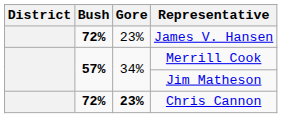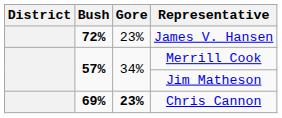(94, 102) 72% -> (94, 102) 69%
